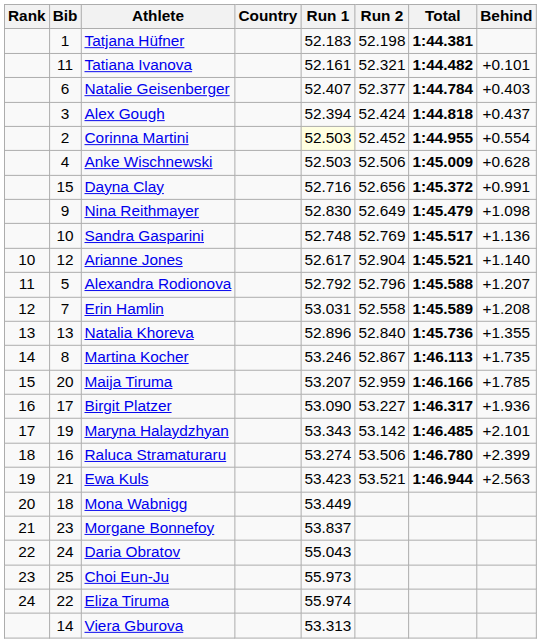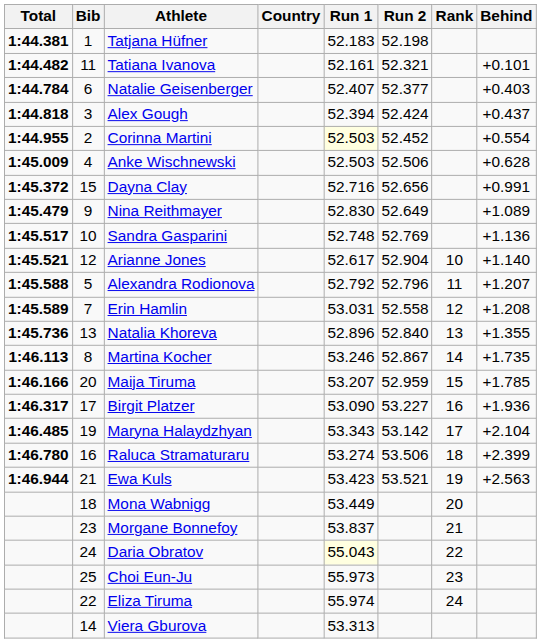columns swapped: (27, 16) <-> (443, 16)
(506, 211) +1.098 -> (506, 211) +1.089
(506, 430) +2.101 -> (506, 430) +2.104
(328, 552) no background -> (351, 552) lightyellow background
